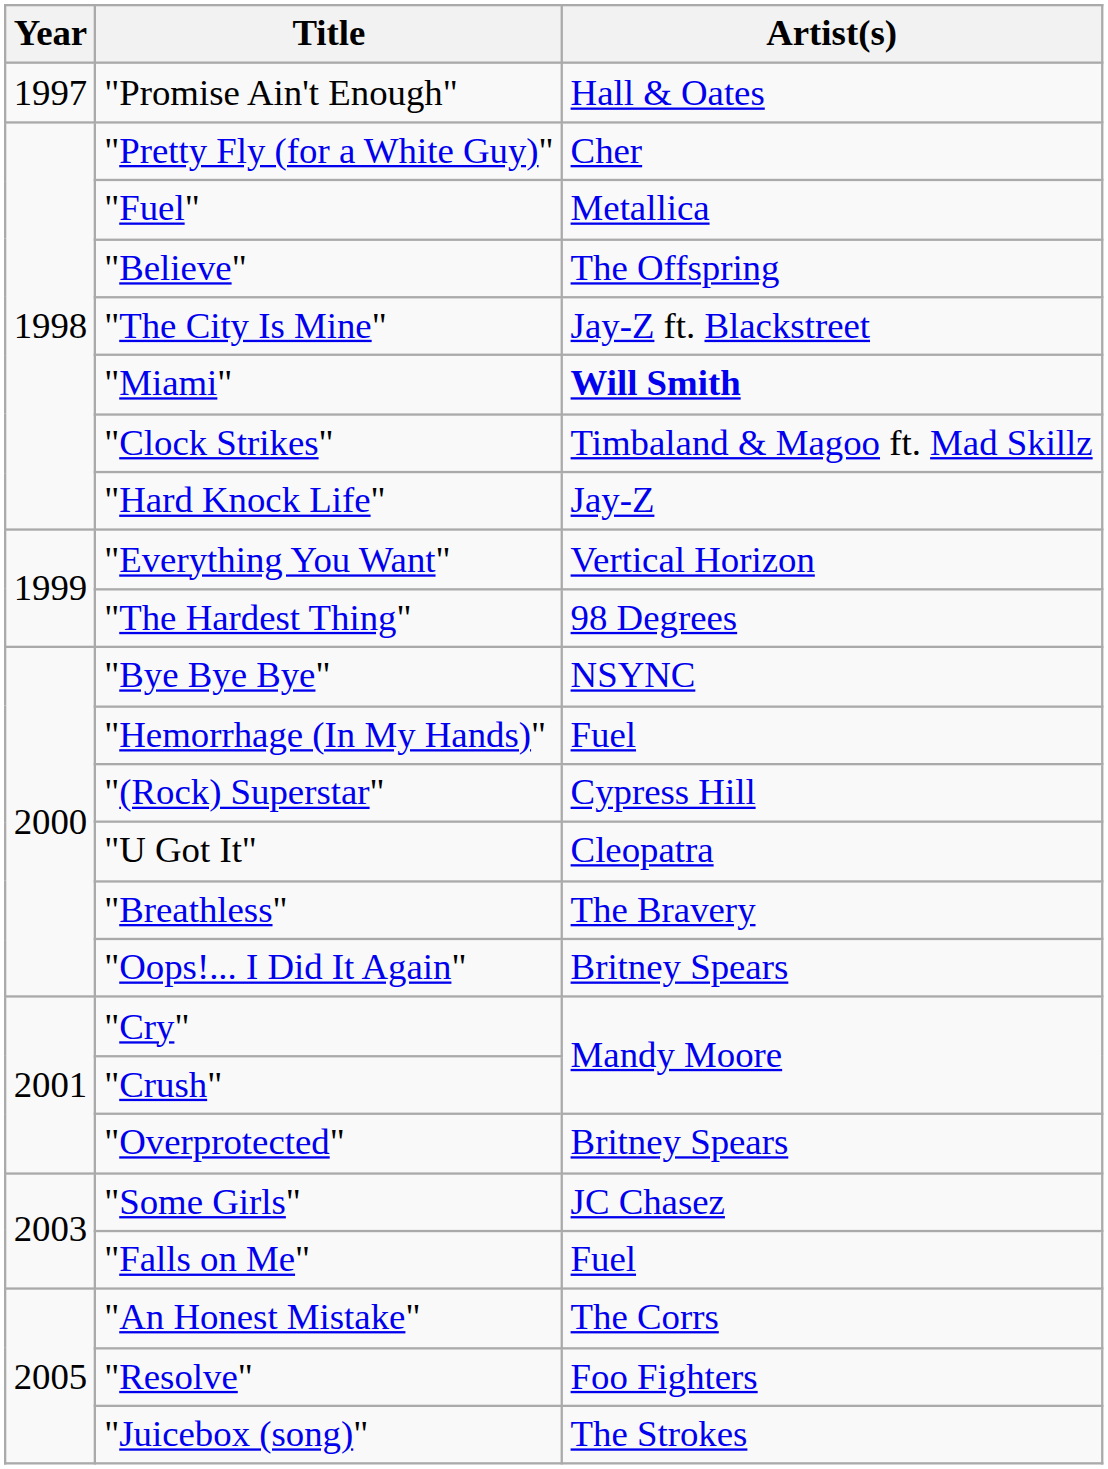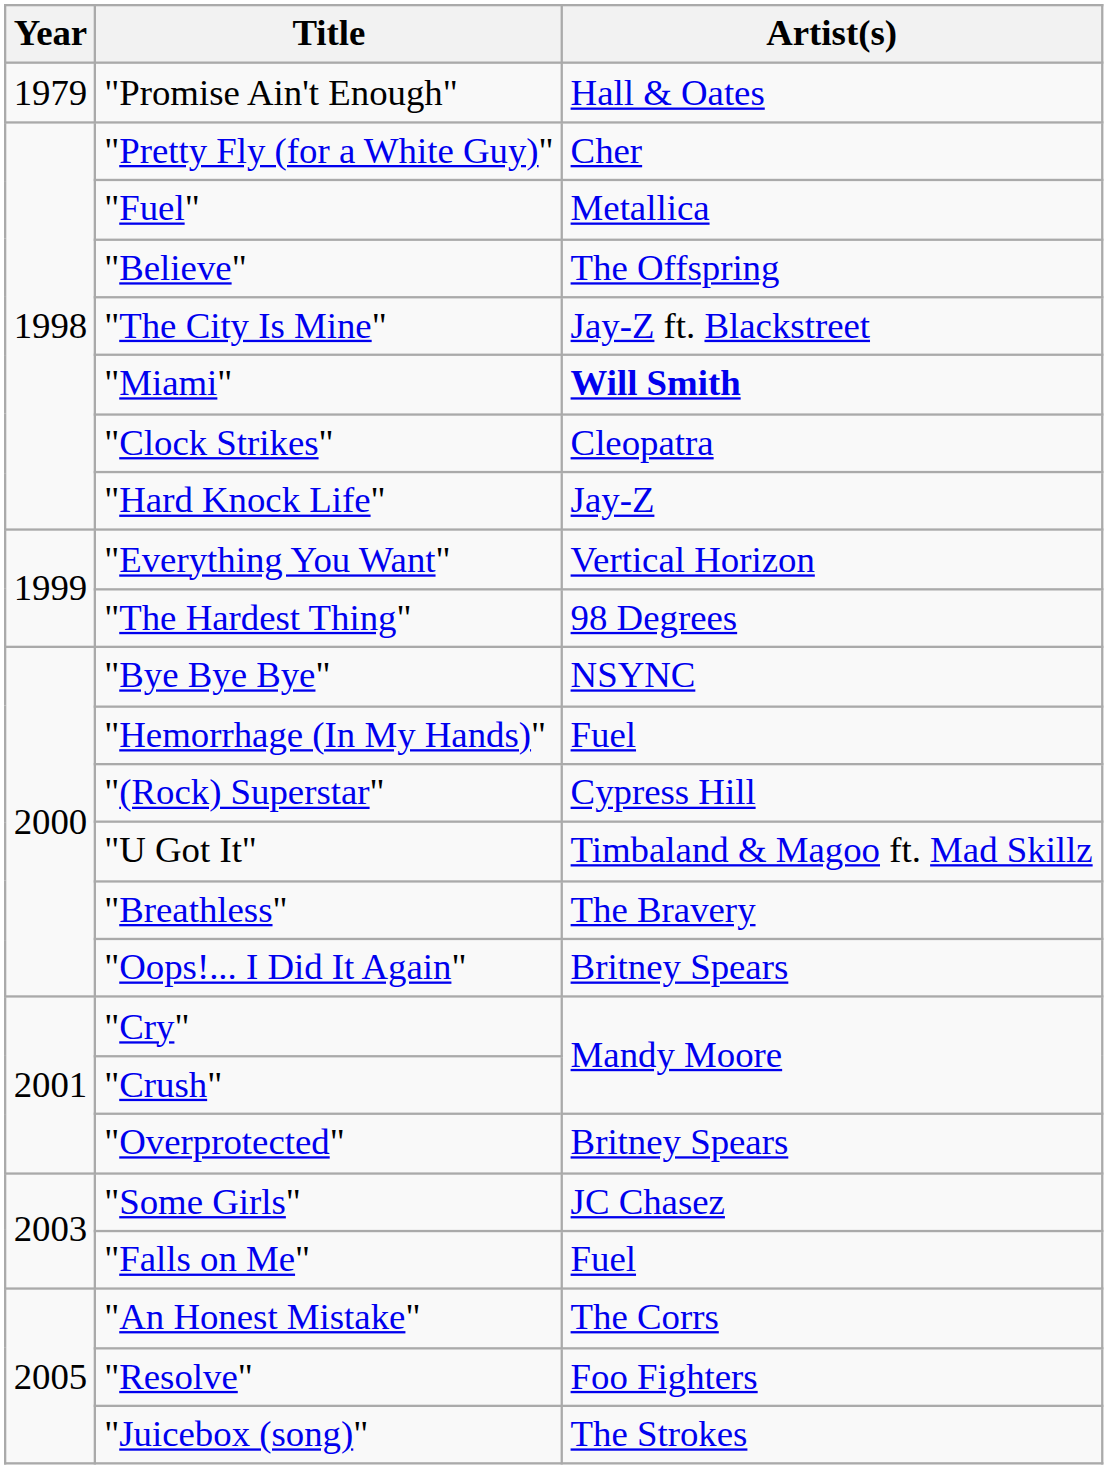(50, 92) 1997 -> (50, 92) 1979
(832, 442) Timbaland & Magoo ft. Mad Skillz -> (642, 442) Cleopatra
(642, 850) Cleopatra -> (832, 850) Timbaland & Magoo ft. Mad Skillz
